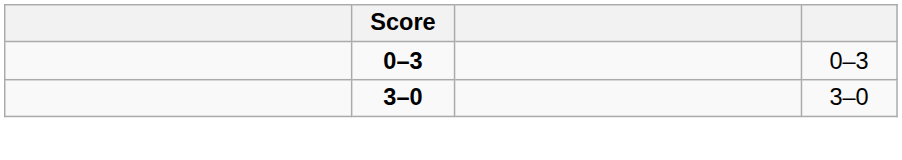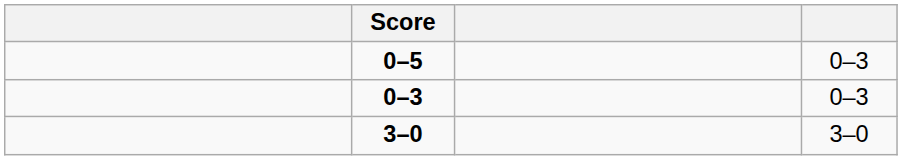+ row: (403, 60)
